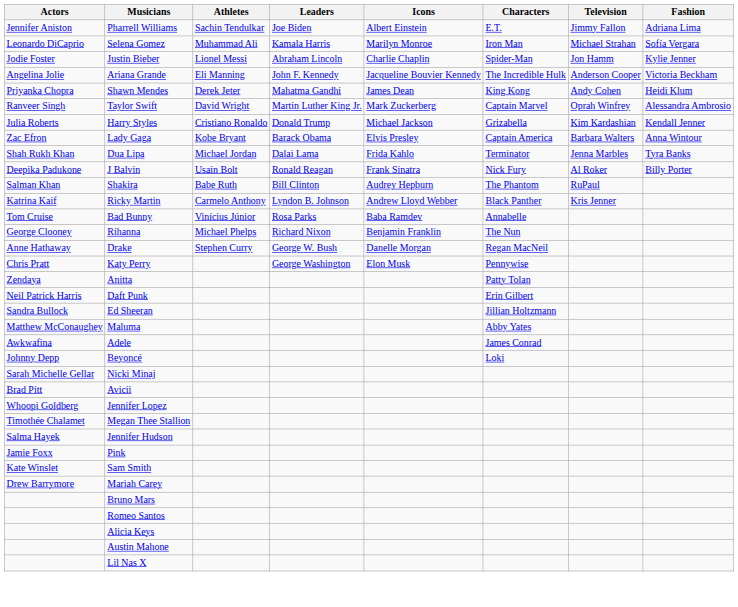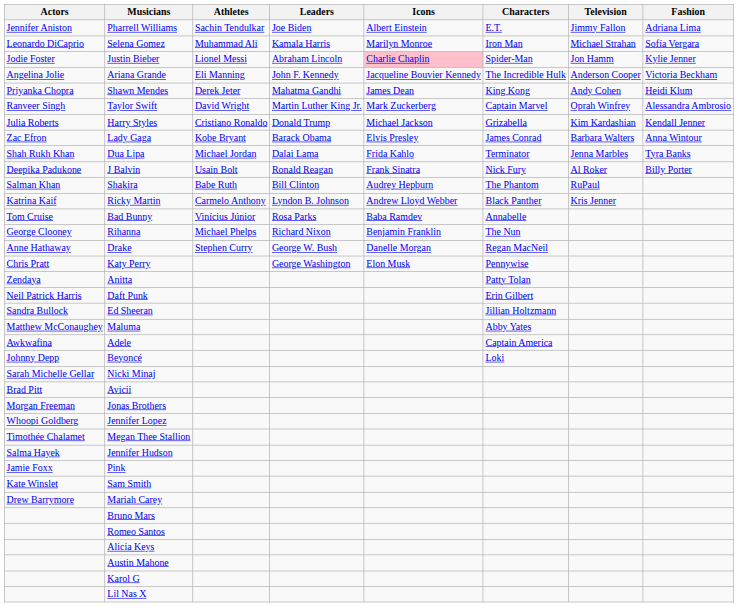(398, 59) no background -> (398, 59) pink background
(519, 138) Captain America -> (513, 138) James Conrad
(513, 342) James Conrad -> (519, 342) Captain America
+ row: (137, 405)
+ row: (123, 578)
